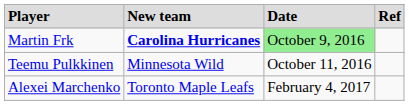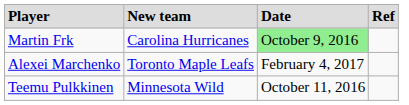(194, 40) bold -> (188, 40) normal
rows swapped: (61, 64) <-> (64, 87)
